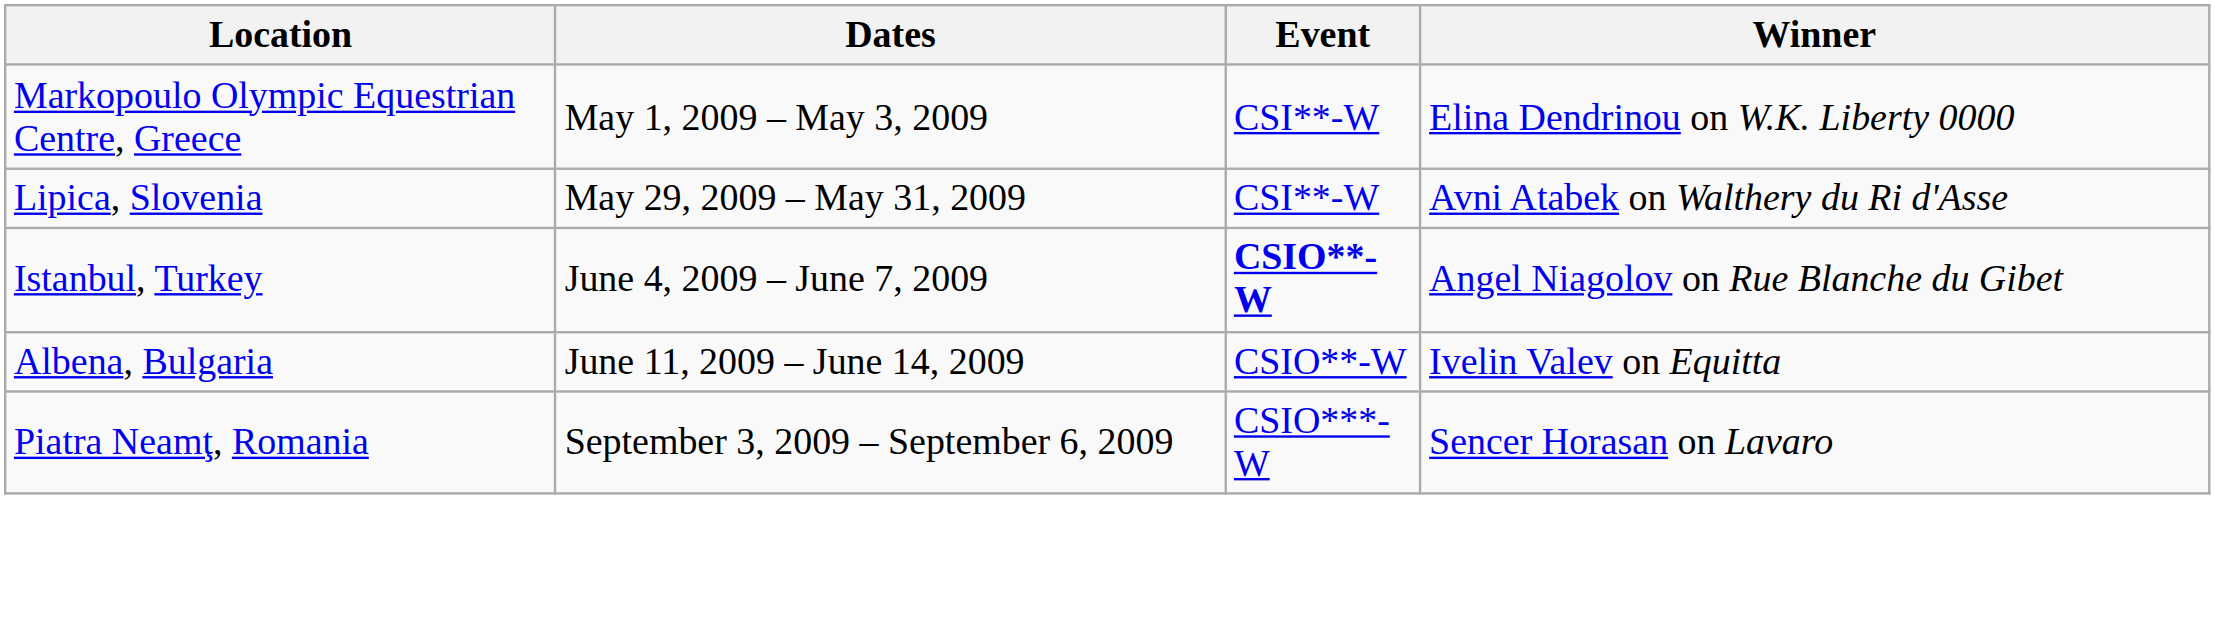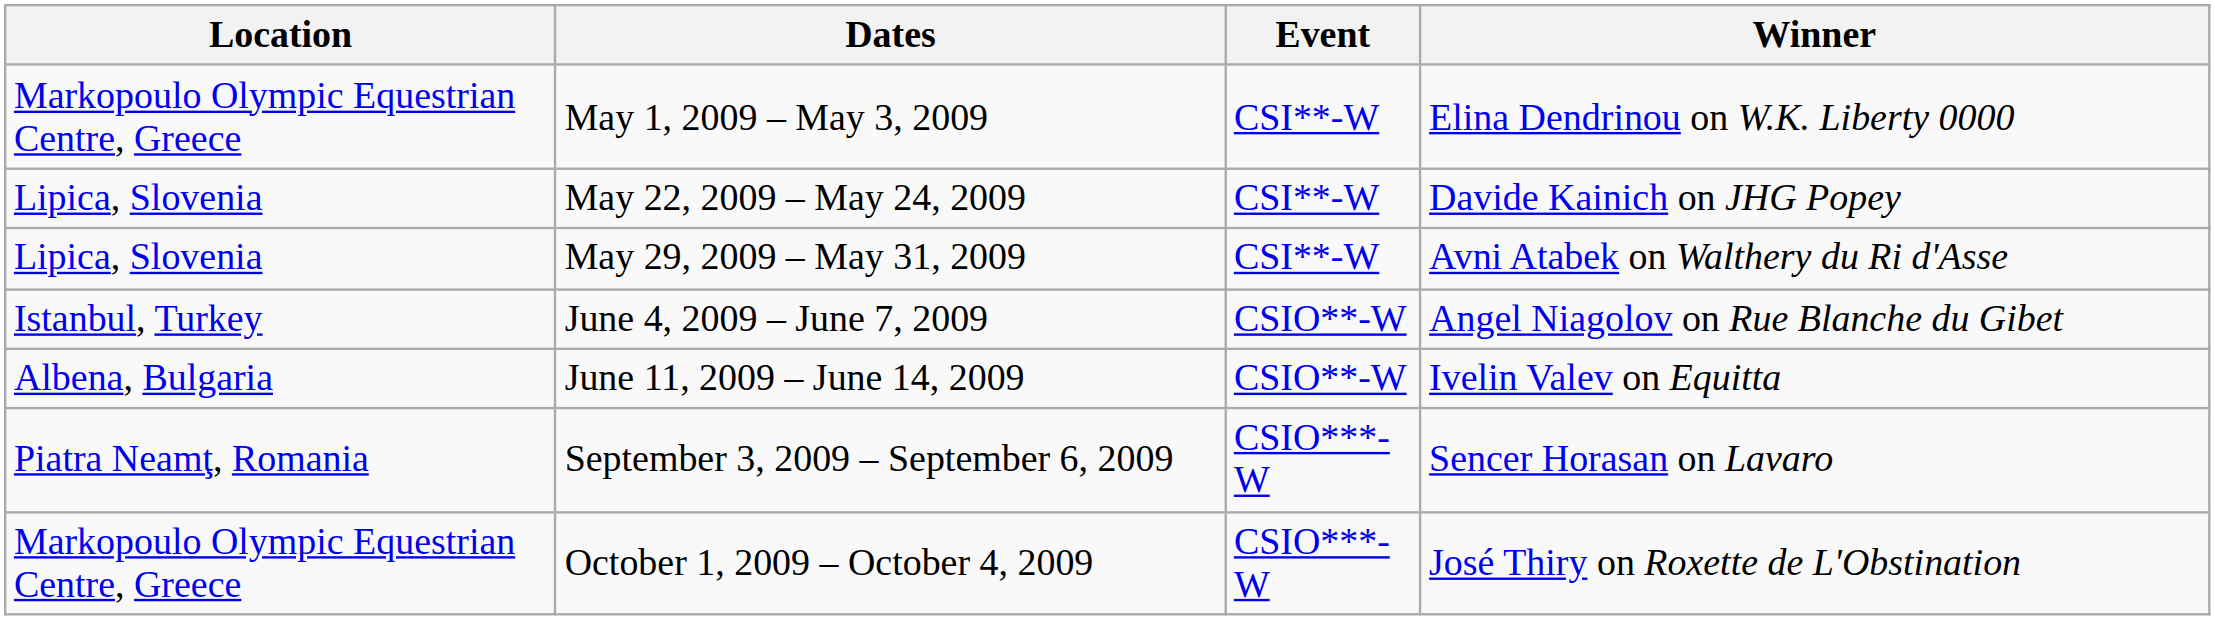+ row: (795, 197)
(1306, 278) bold -> (1320, 317) normal
+ row: (829, 562)
